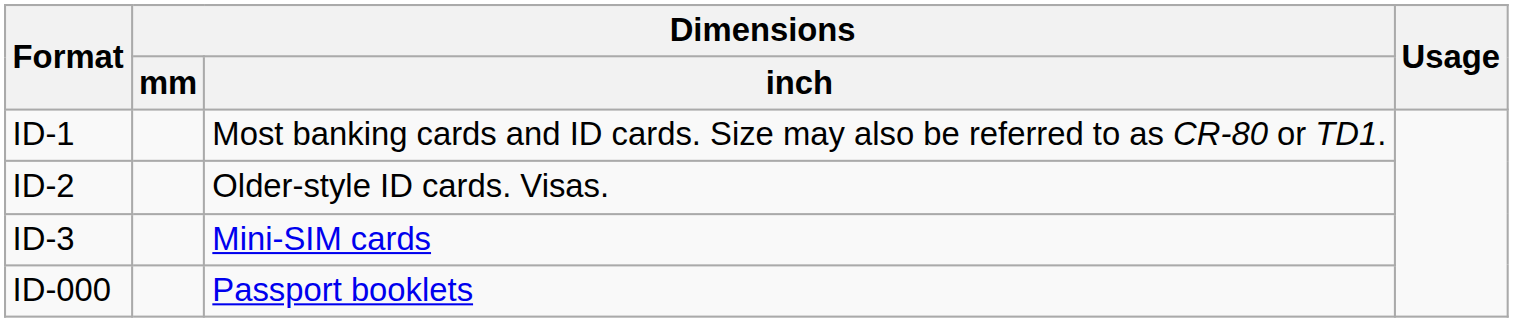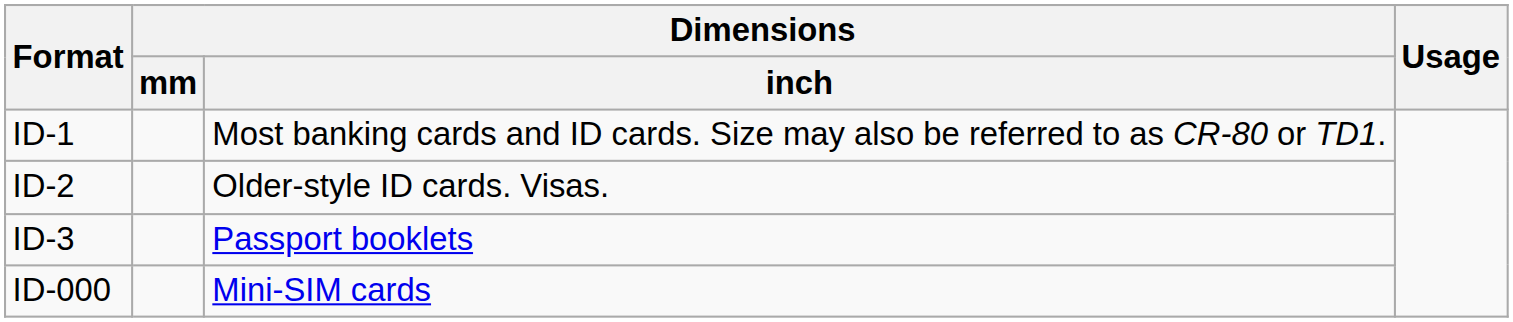(322, 238) Mini-SIM cards -> (343, 238) Passport booklets
(343, 290) Passport booklets -> (322, 290) Mini-SIM cards
